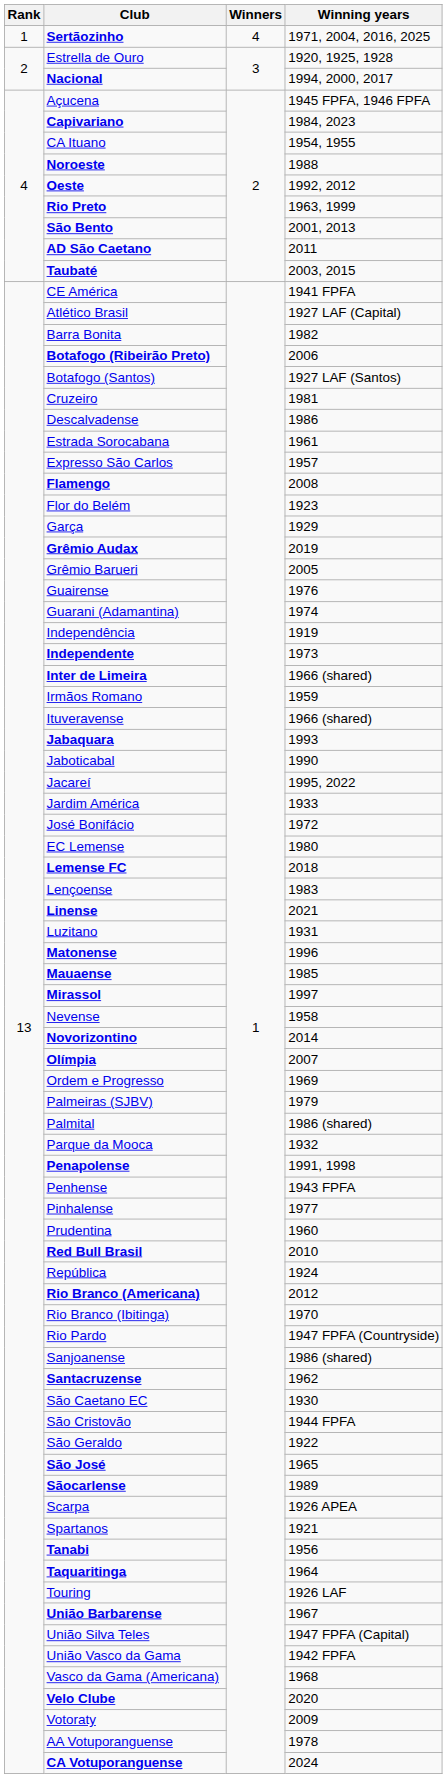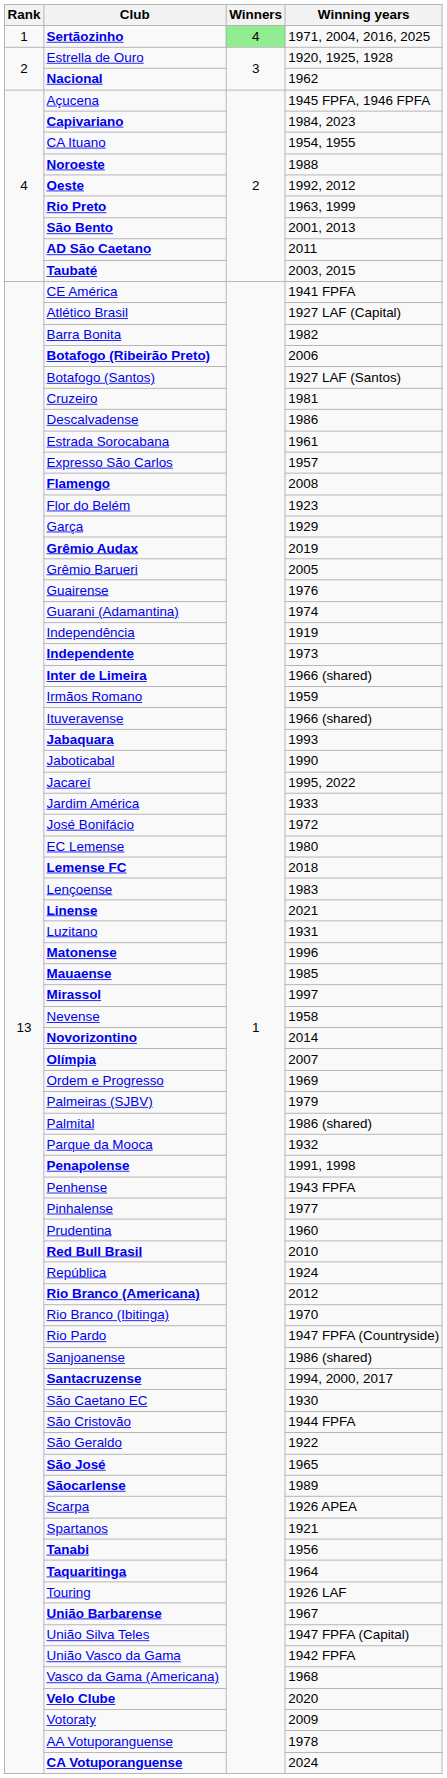(256, 36) no background -> (256, 36) lightgreen background
(341, 79) 1994, 2000, 2017 -> (303, 79) 1962
(303, 1379) 1962 -> (341, 1379) 1994, 2000, 2017
